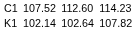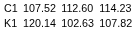(39, 23) 102.14 -> (39, 23) 120.14
(78, 23) 102.64 -> (78, 23) 102.63
